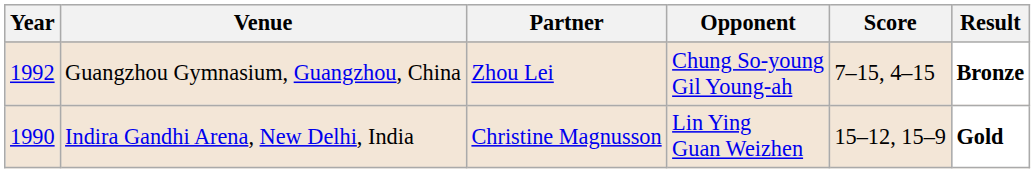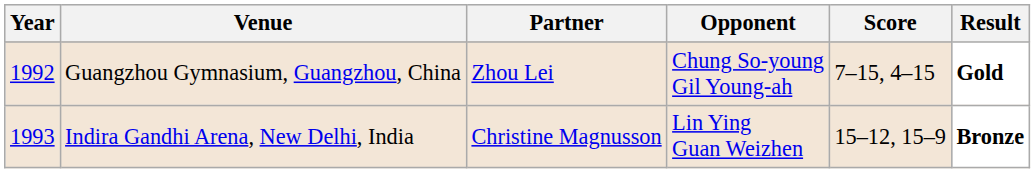(990, 73) Bronze -> (980, 73) Gold
(32, 136) 1990 -> (32, 136) 1993
(980, 136) Gold -> (990, 136) Bronze
